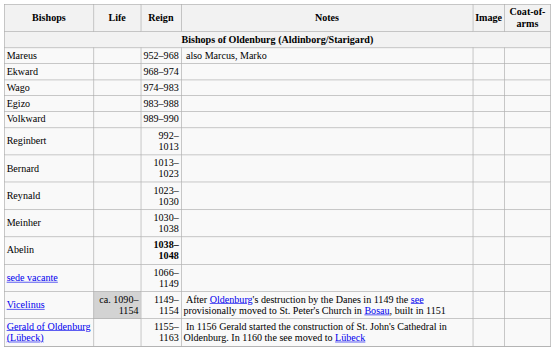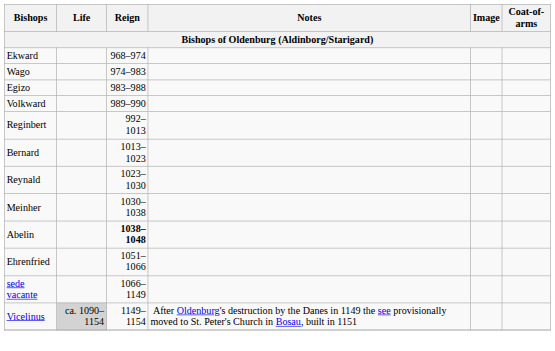- row: (22, 55)
+ row: (28, 262)
- row: (49, 332)
